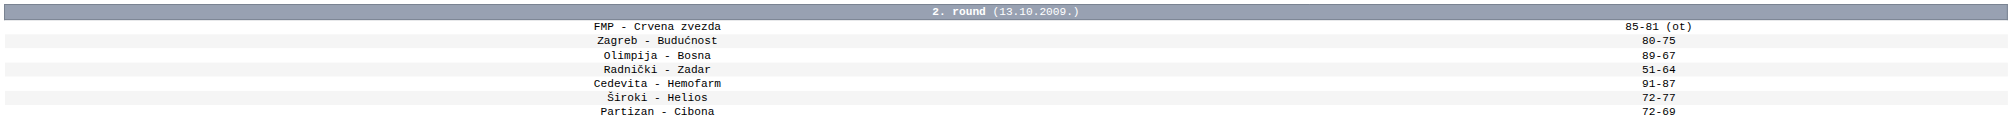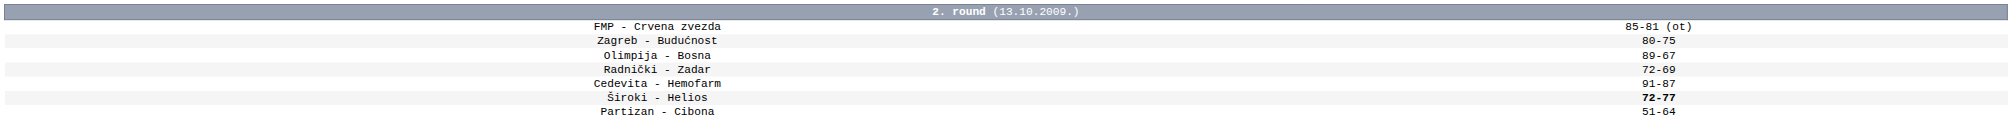(1659, 70) 51-64 -> (1659, 70) 72-69
(1659, 98) normal -> (1659, 98) bold
(1659, 112) 72-69 -> (1659, 112) 51-64
